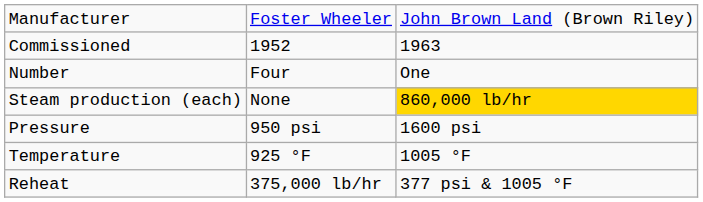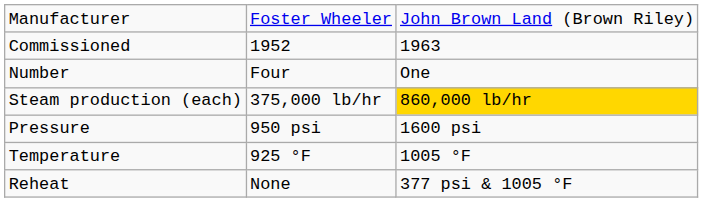(270, 101) None -> (316, 101) 375,000 lb/hr
(316, 184) 375,000 lb/hr -> (270, 184) None
